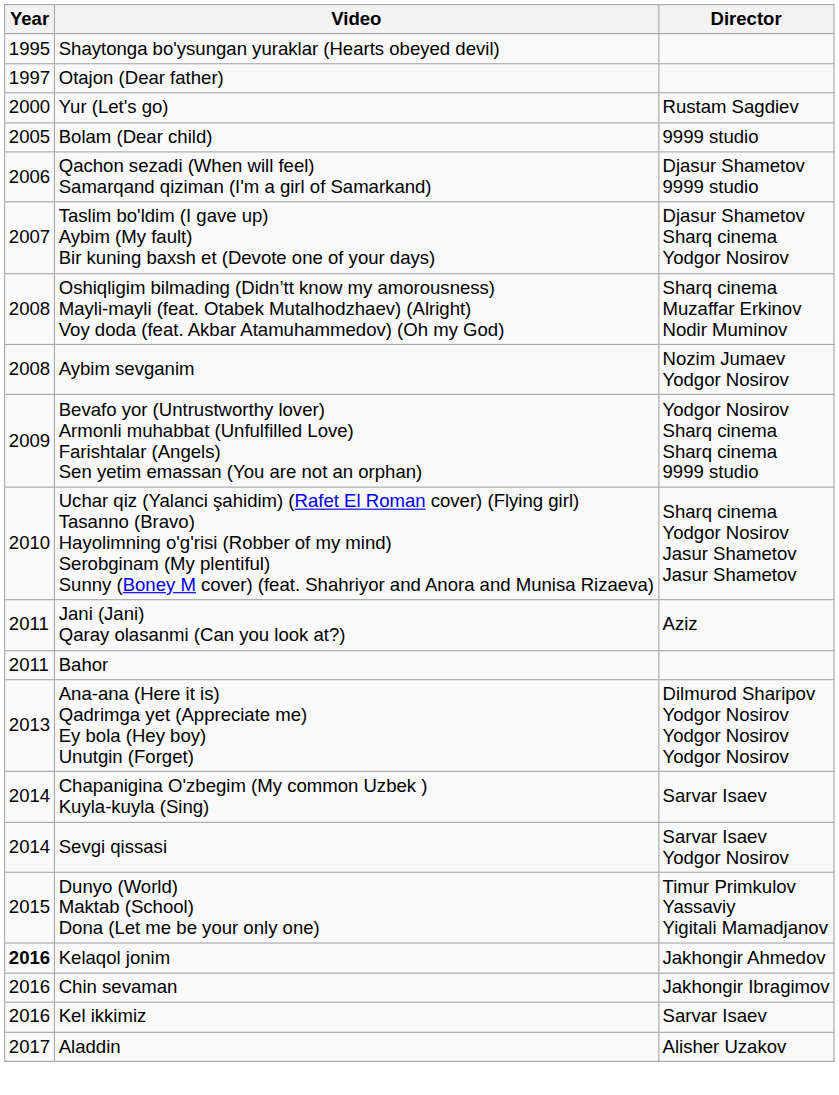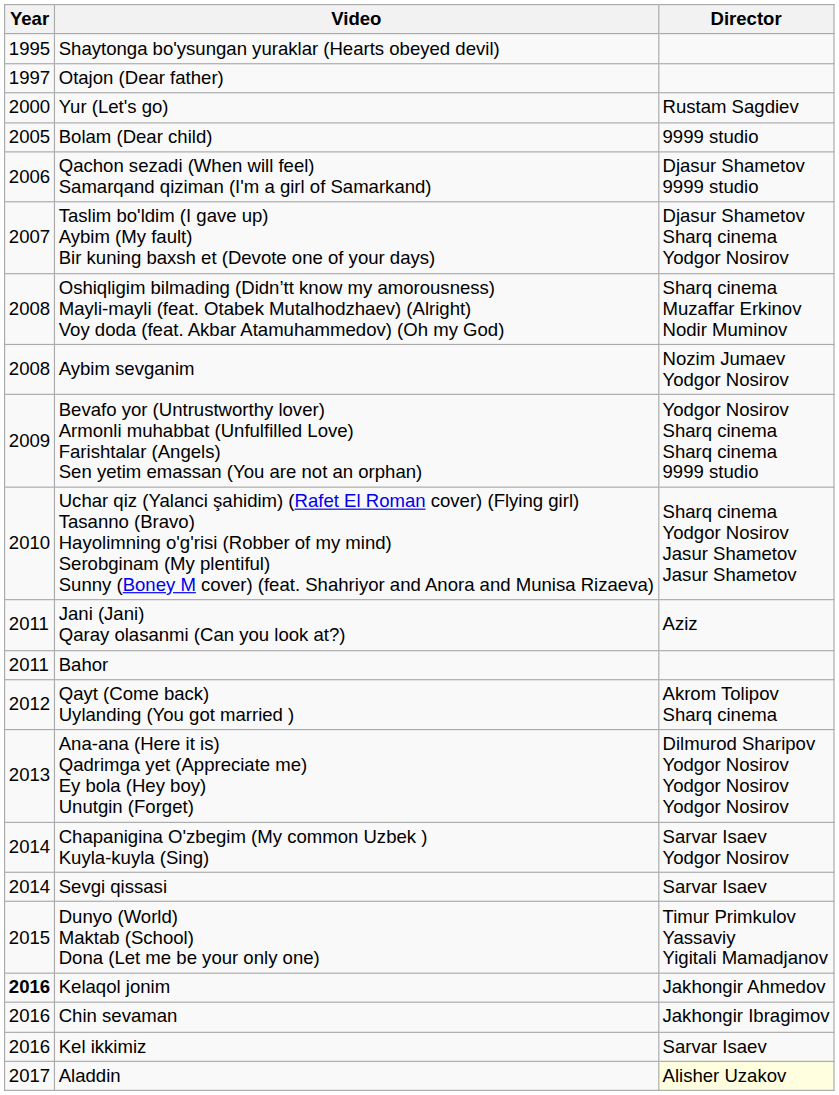+ row: (176, 704)
(715, 796) Sarvar Isaev -> (726, 847) Sarvar Isaev Yodgor Nosirov
(726, 847) Sarvar Isaev Yodgor Nosirov -> (715, 886) Sarvar Isaev
(724, 1046) no background -> (724, 1075) lightyellow background
